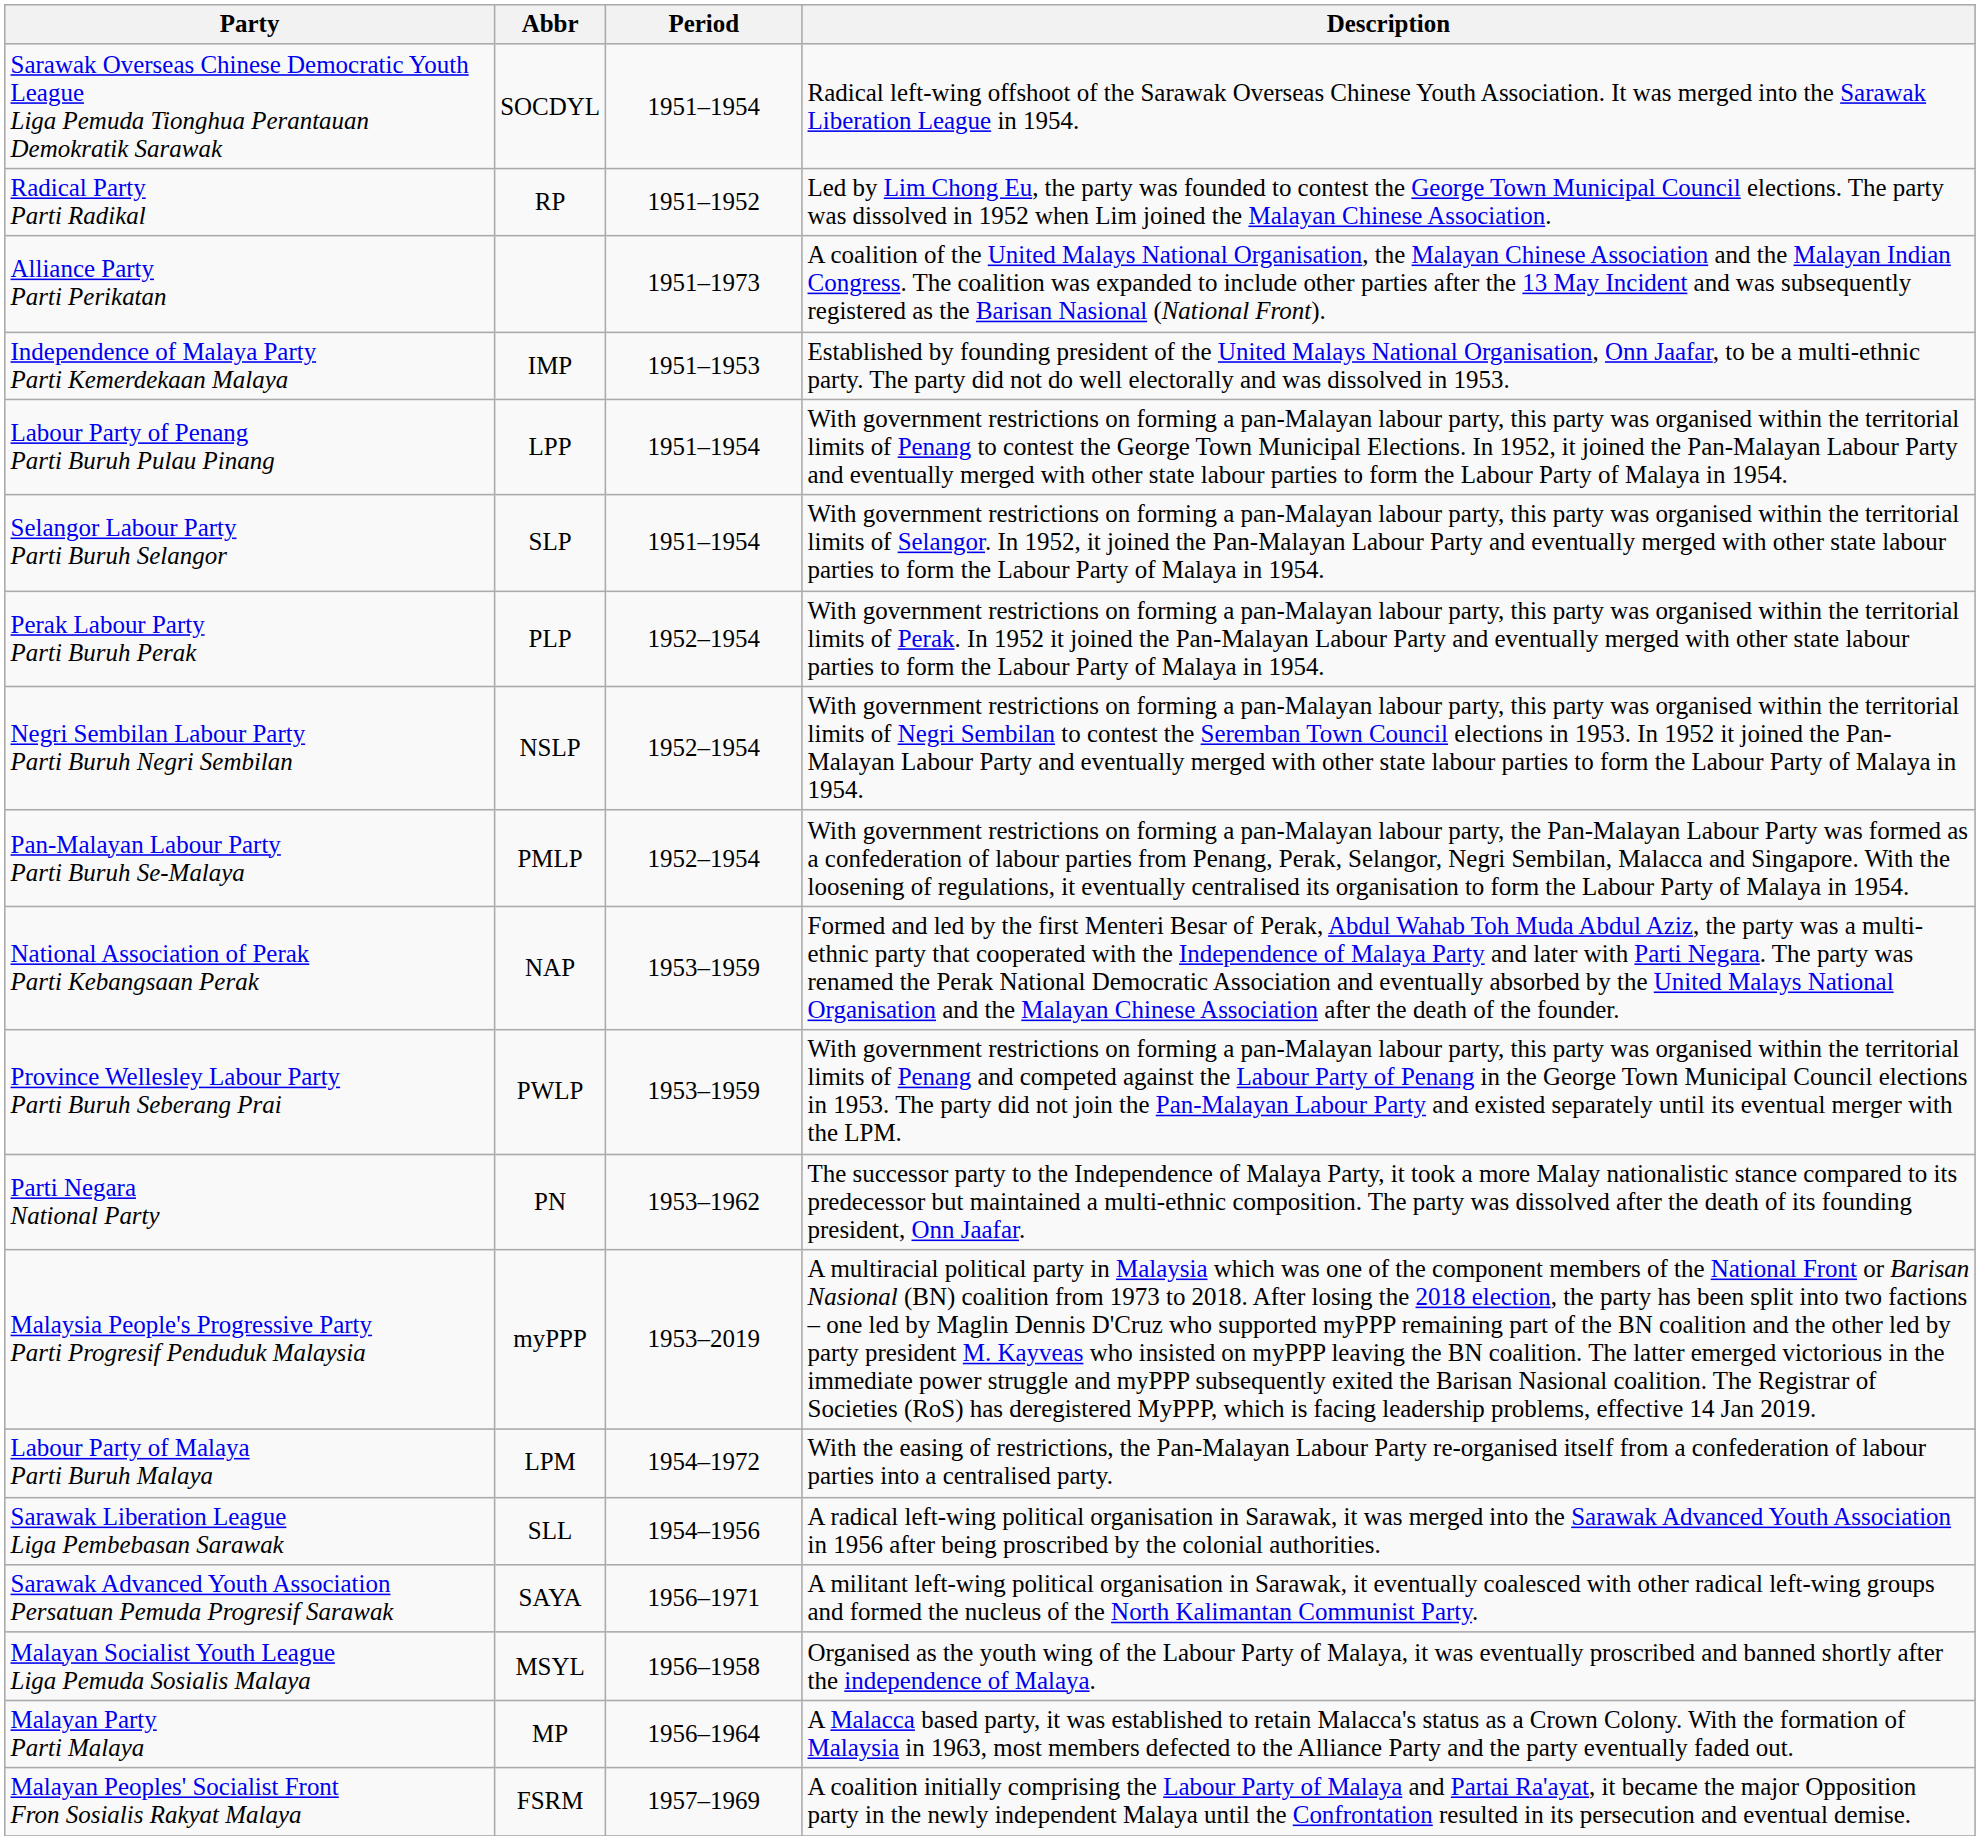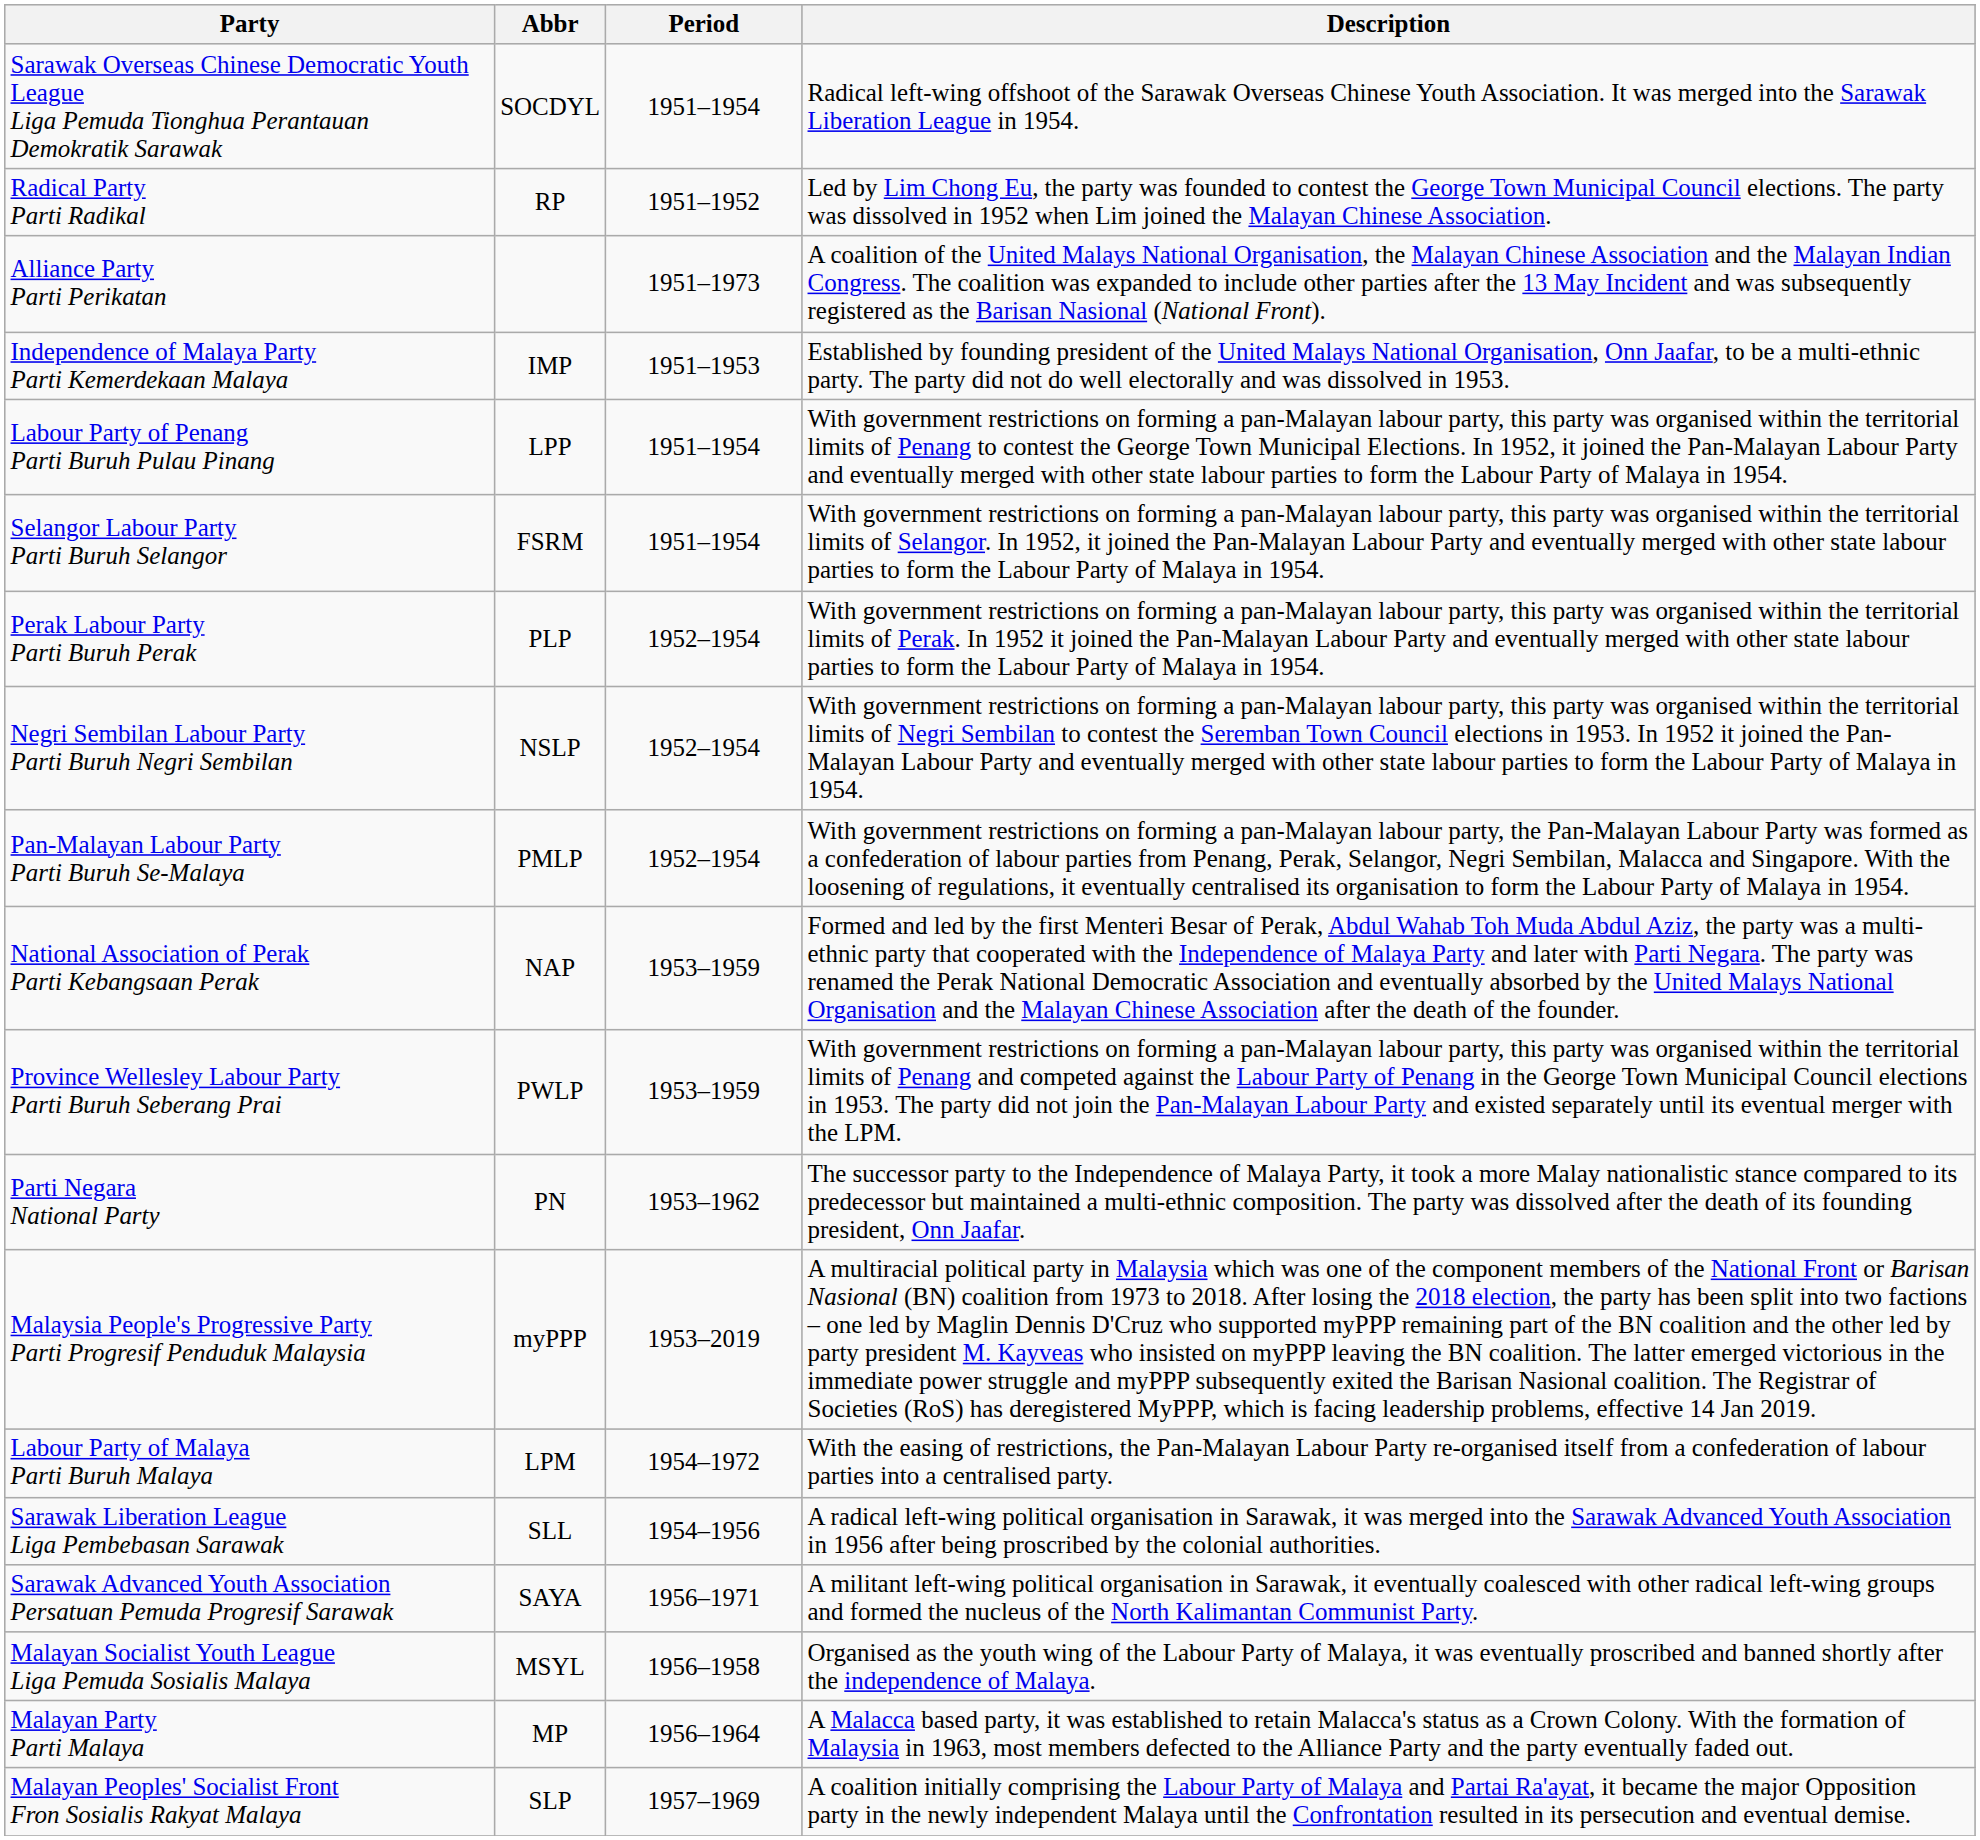(550, 542) SLP -> (550, 542) FSRM
(550, 1801) FSRM -> (550, 1801) SLP
